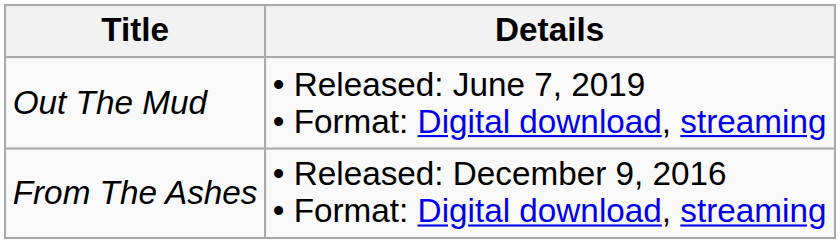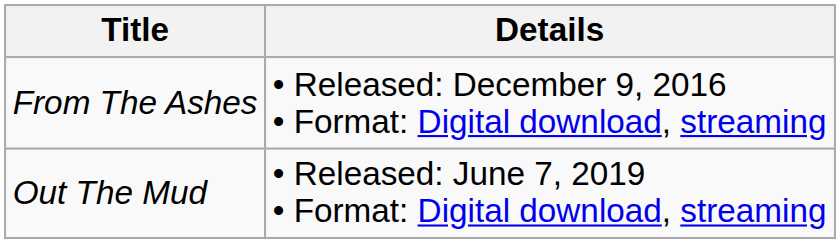rows swapped: (135, 192) <-> (110, 102)
